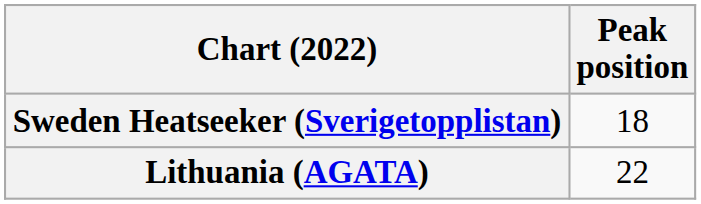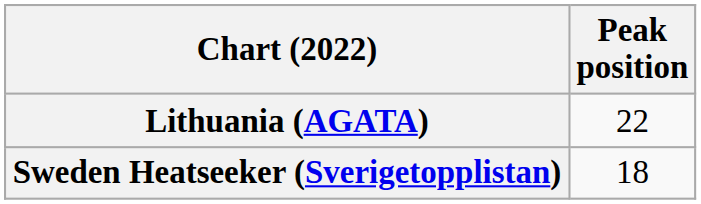rows swapped: (287, 172) <-> (287, 119)
